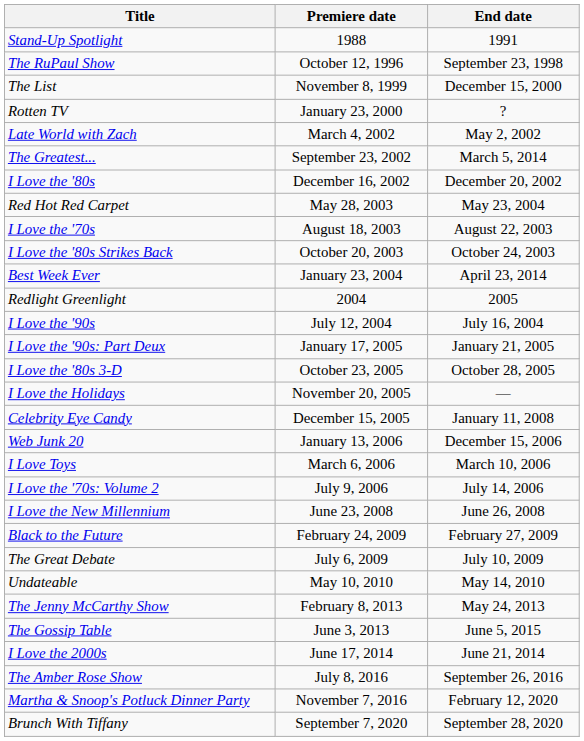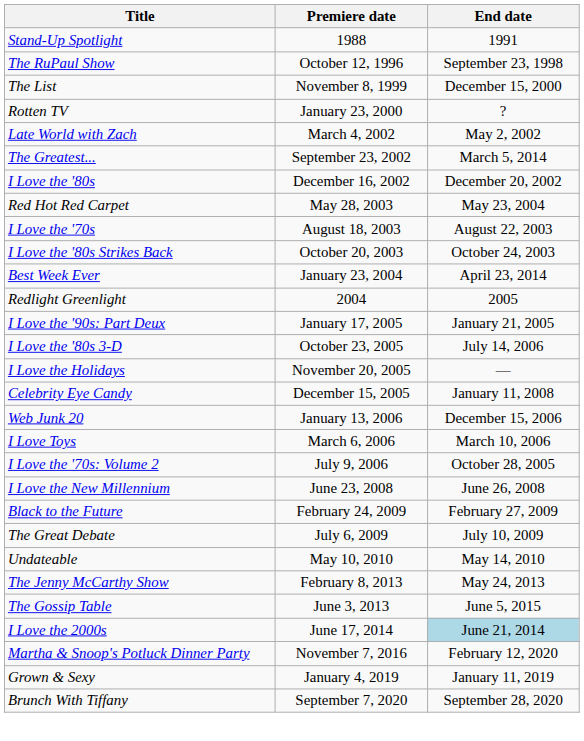- row: (51, 323)
(503, 370) October 28, 2005 -> (503, 346) July 14, 2006
(503, 488) July 14, 2006 -> (503, 464) October 28, 2005
(503, 653) no background -> (503, 629) lightblue background
- row: (75, 677)
+ row: (51, 677)
